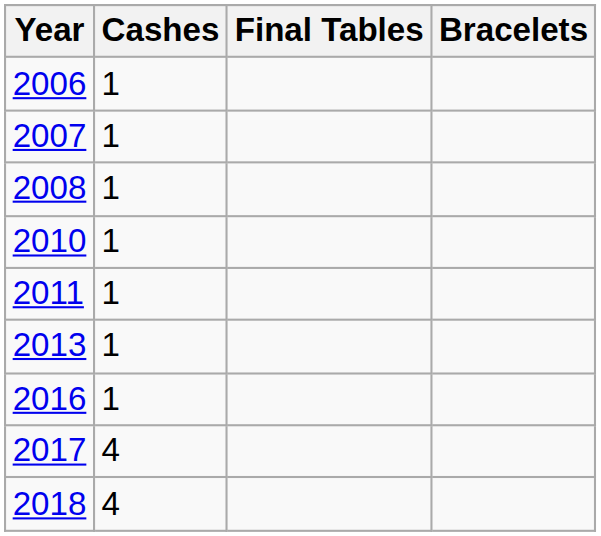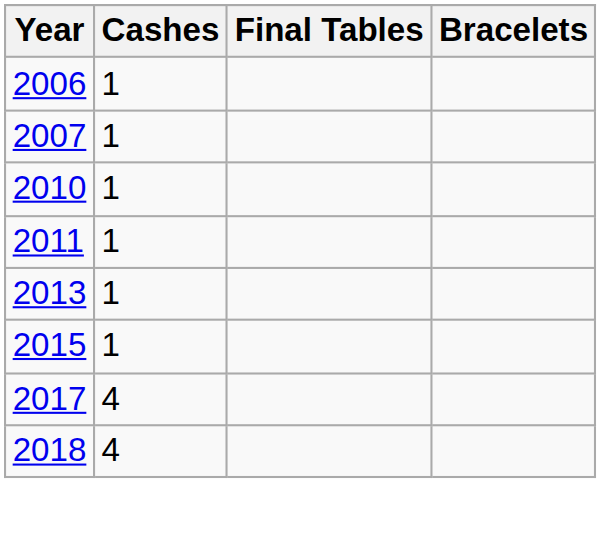- row: (50, 188)
+ row: (50, 345)
- row: (50, 398)
